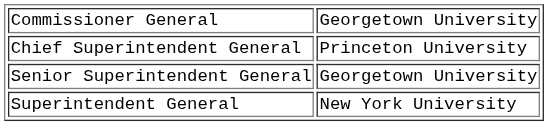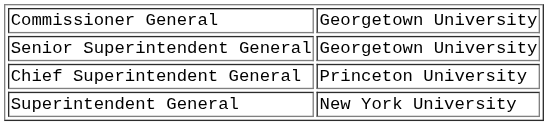rows swapped: (156, 49) <-> (161, 76)
